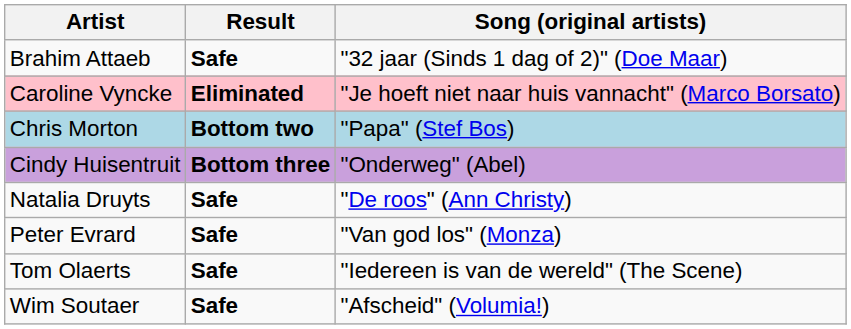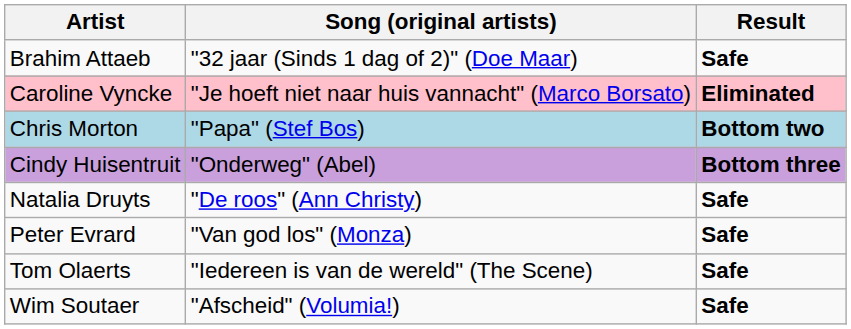columns swapped: (591, 22) <-> (260, 22)
